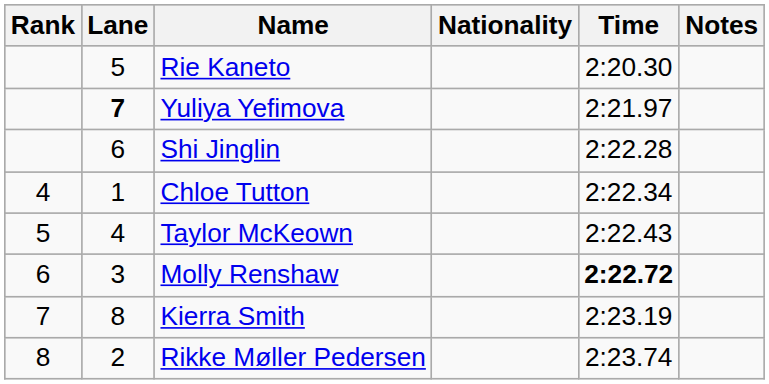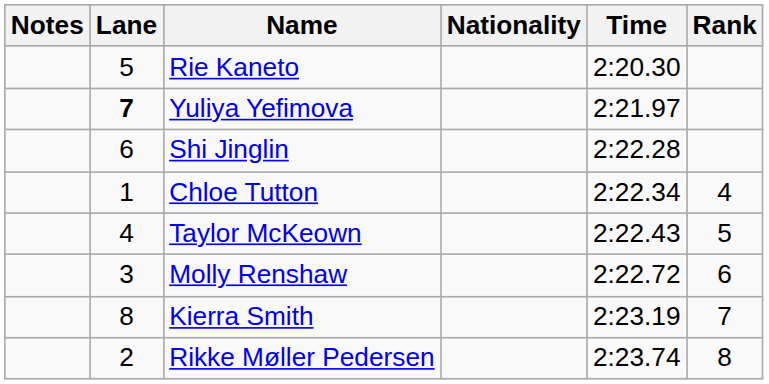columns swapped: (43, 25) <-> (722, 25)
(629, 274) bold -> (637, 274) normal
